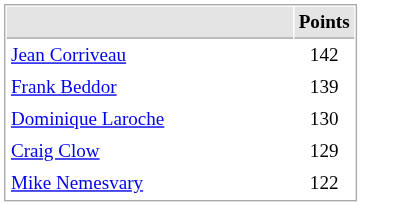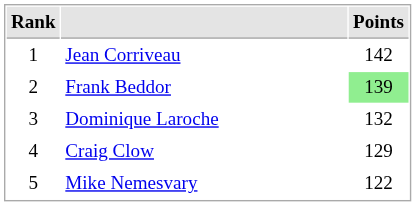+ column: (33, 21)
(324, 87) no background -> (379, 87) lightgreen background
(324, 119) 130 -> (379, 119) 132
